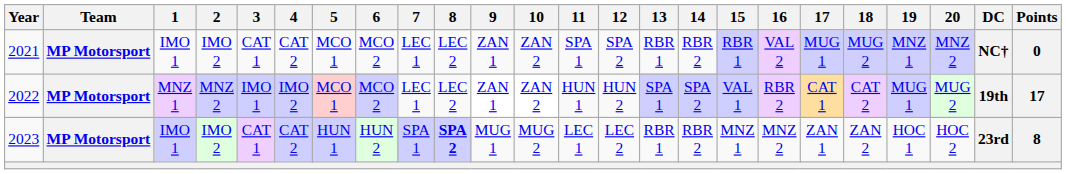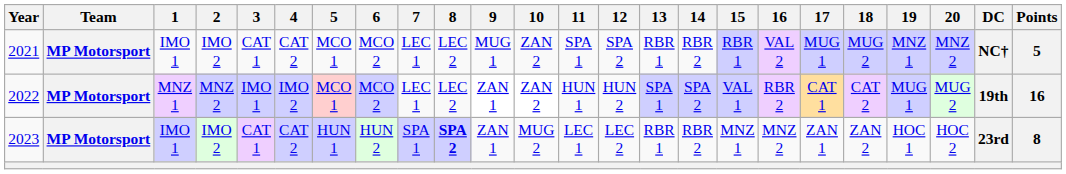(493, 51) ZAN 1 -> (493, 51) MUG 1
(1037, 51) 0 -> (1037, 51) 5
(1037, 95) 17 -> (1037, 95) 16
(493, 139) MUG 1 -> (493, 139) ZAN 1
